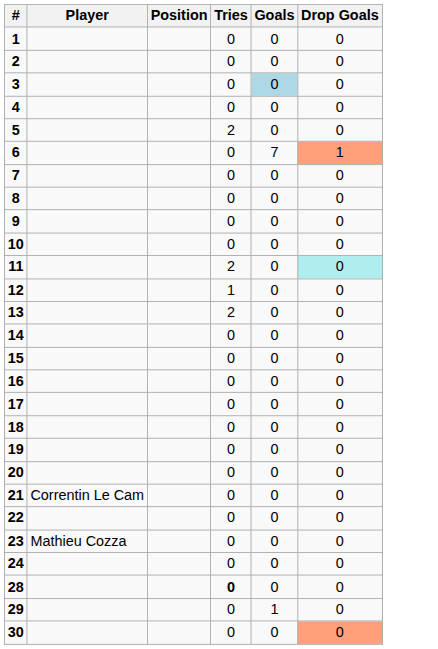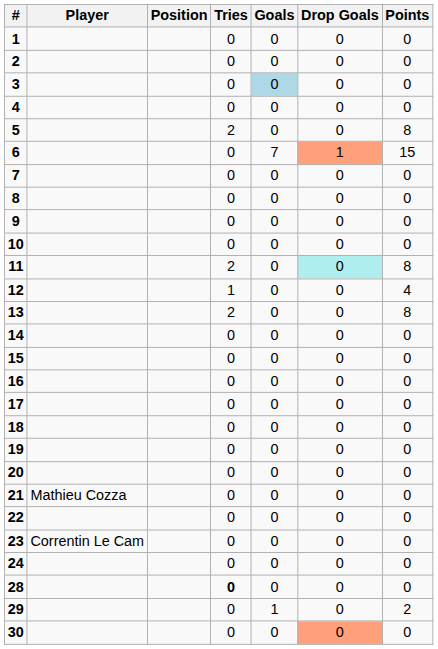+ column: (407, 15)
(87, 495) Correntin Le Cam -> (78, 495) Mathieu Cozza
(78, 541) Mathieu Cozza -> (87, 541) Correntin Le Cam
